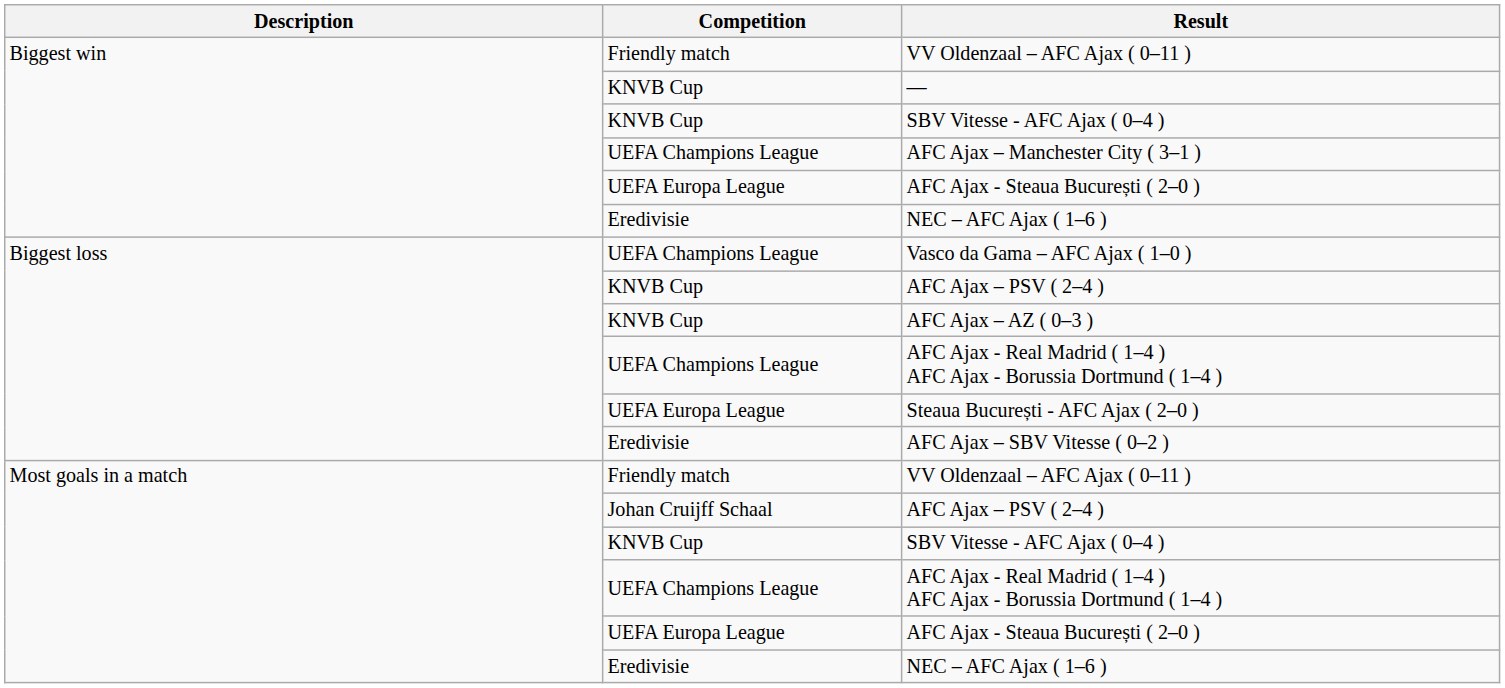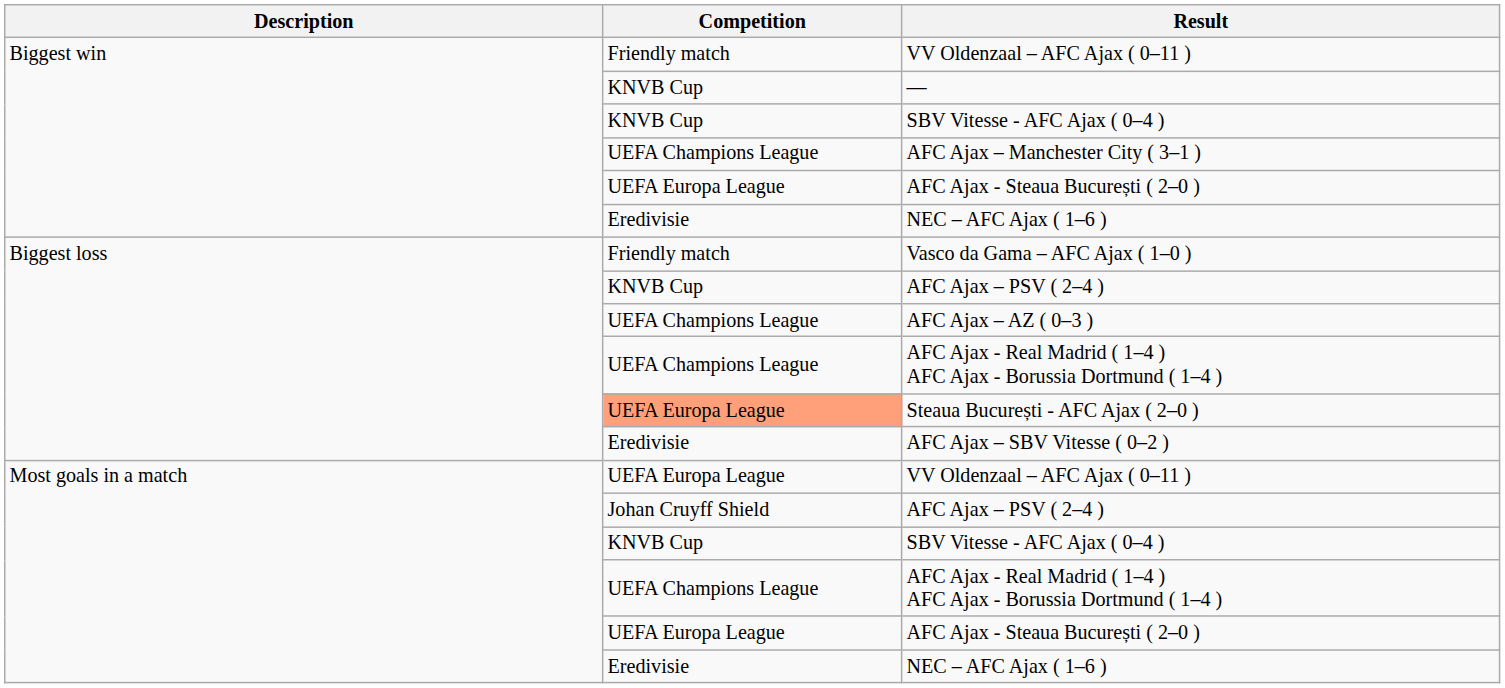(713, 253) UEFA Champions League -> (669, 253) Friendly match
(655, 319) KNVB Cup -> (713, 319) UEFA Champions League
(696, 409) no background -> (696, 409) lightsalmon background
(669, 476) Friendly match -> (696, 476) UEFA Europa League
(690, 509) Johan Cruijff Schaal -> (688, 509) Johan Cruyff Shield
